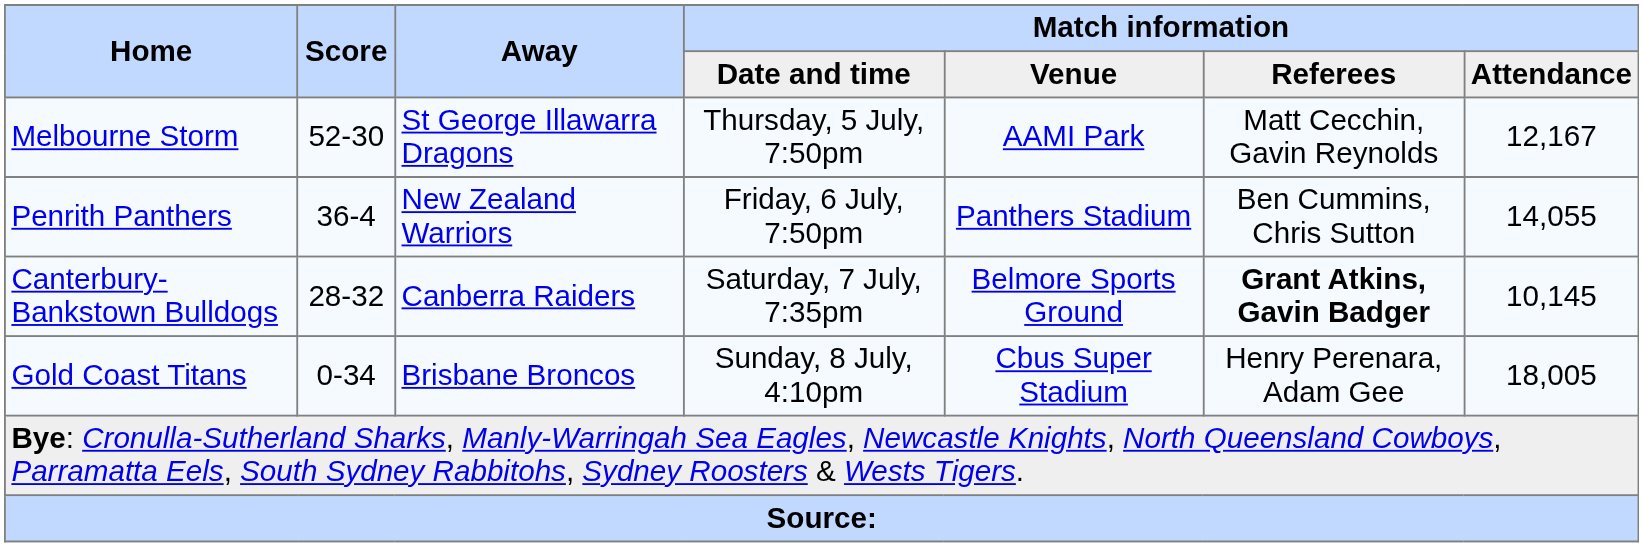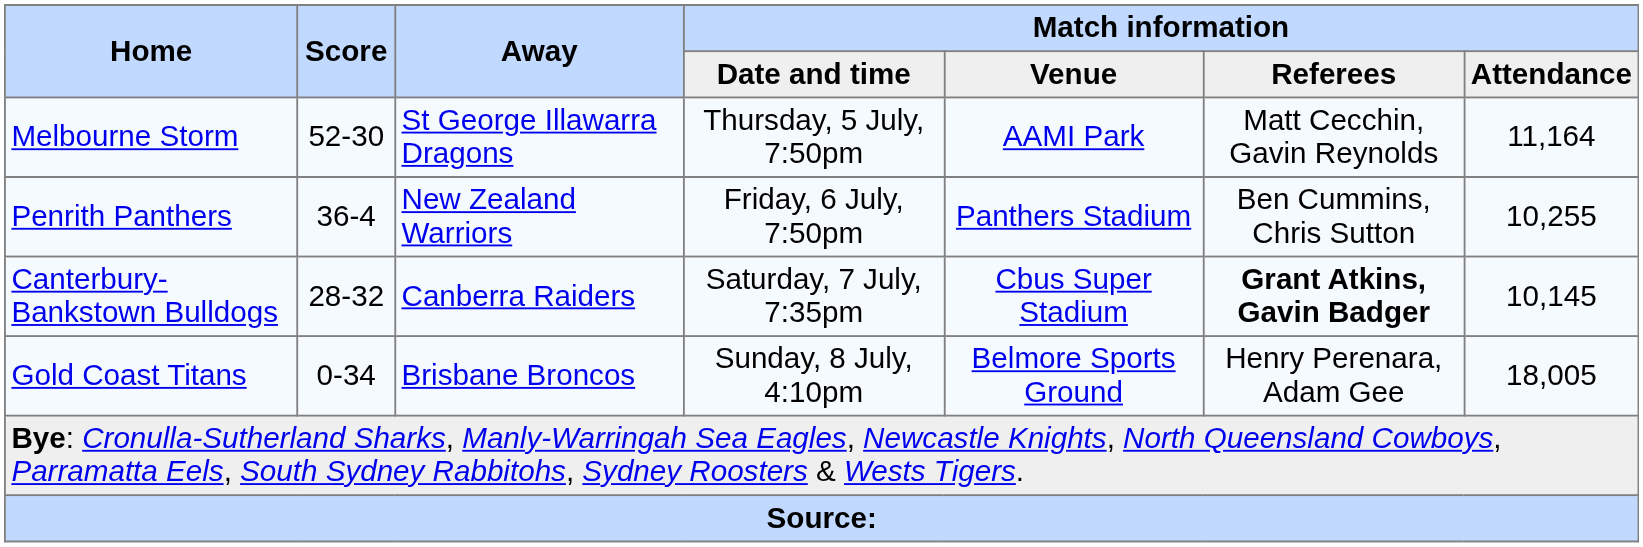(1551, 136) 12,167 -> (1551, 136) 11,164
(1551, 216) 14,055 -> (1551, 216) 10,255
(1074, 295) Belmore Sports Ground -> (1074, 295) Cbus Super Stadium
(1074, 375) Cbus Super Stadium -> (1074, 375) Belmore Sports Ground
